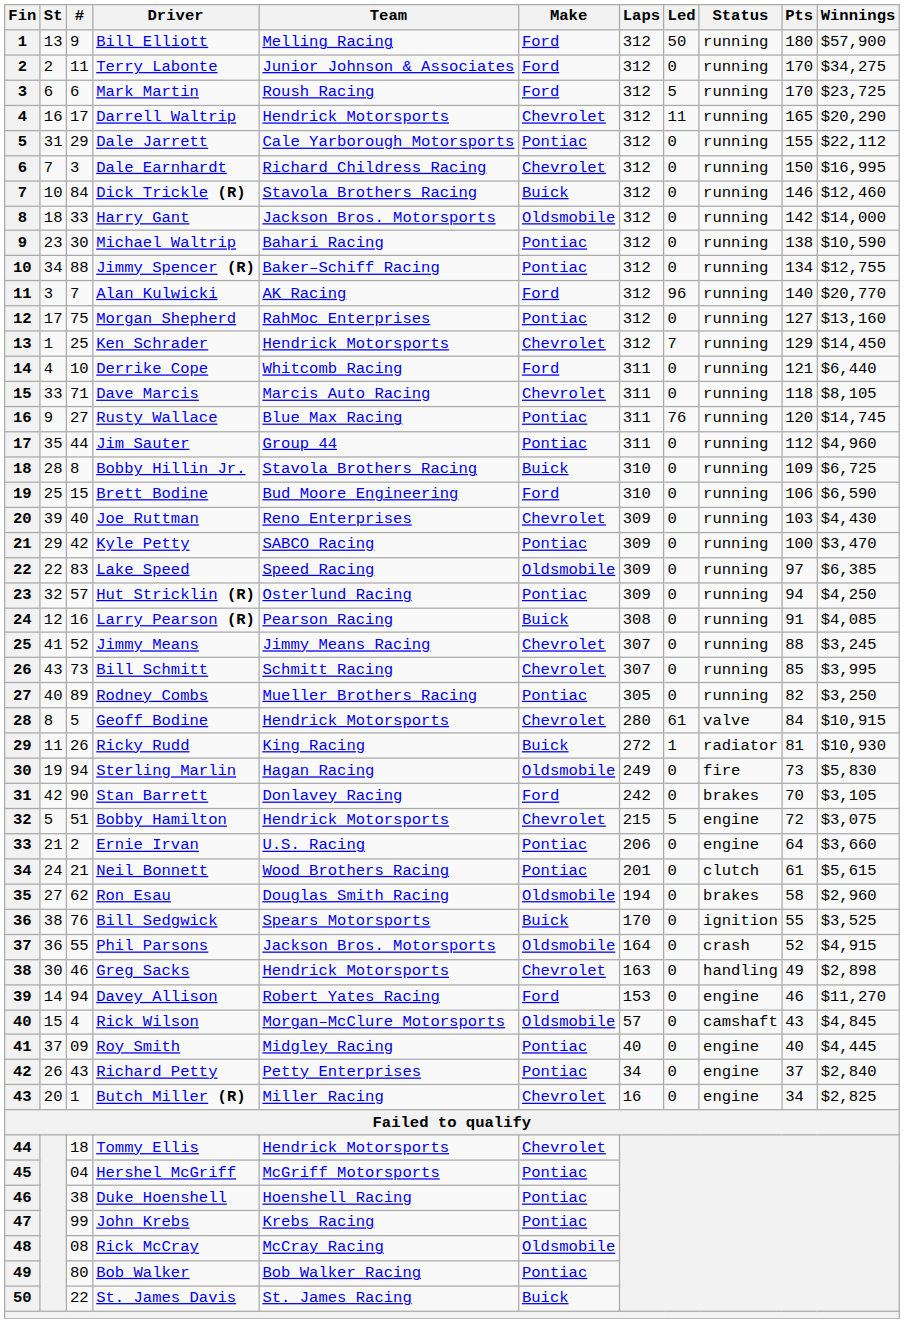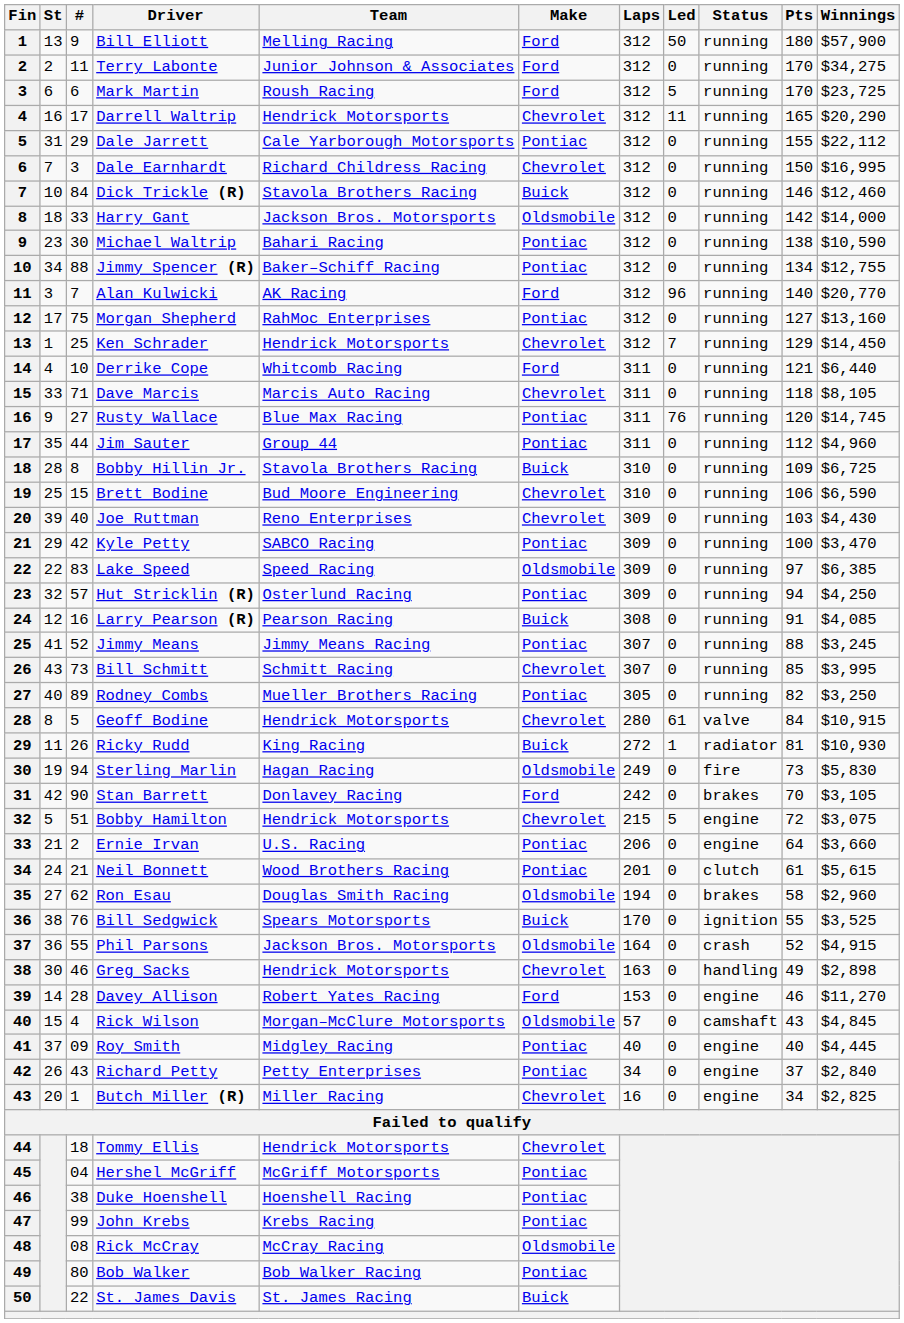(541, 495) Ford -> (564, 495) Chevrolet
(564, 646) Chevrolet -> (555, 646) Pontiac
(79, 997) 94 -> (79, 997) 28
